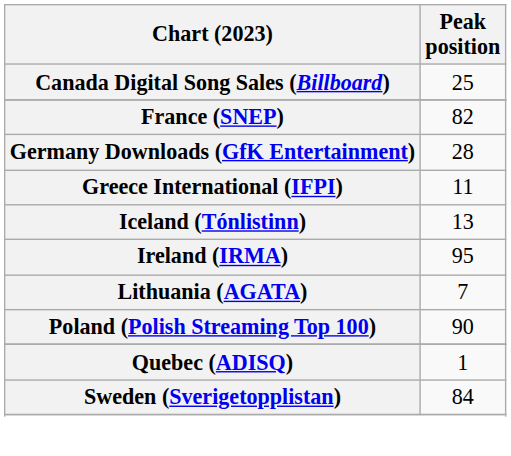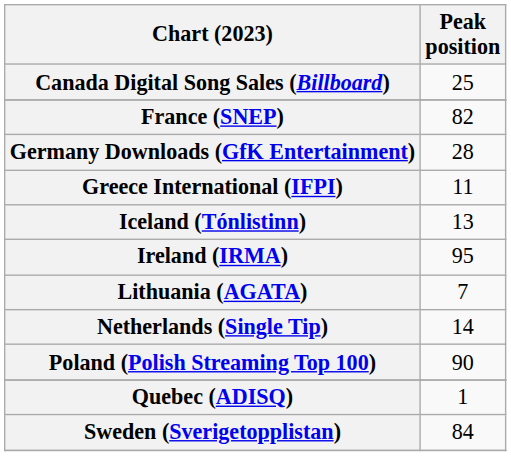+ row: (212, 326)
